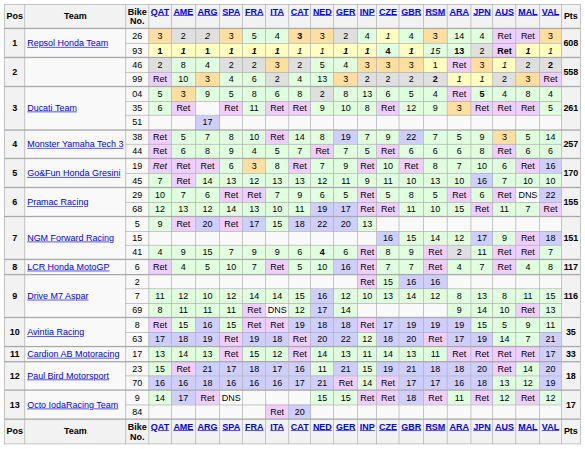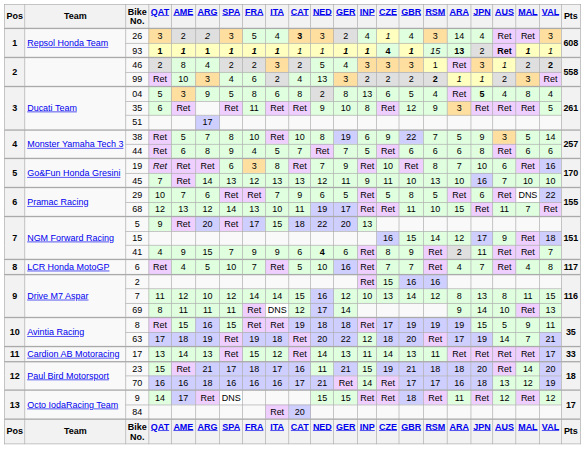(300, 137) 14 -> (300, 137) 10
(367, 137) 7 -> (367, 137) 6
